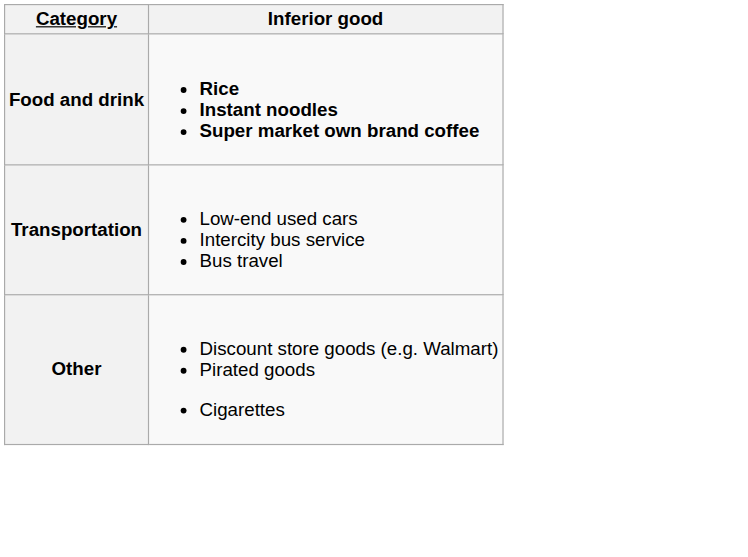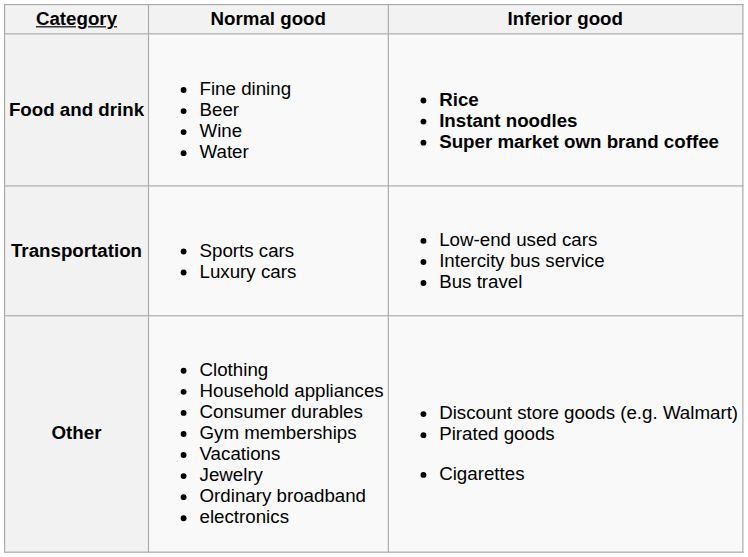+ column: (268, 19)
